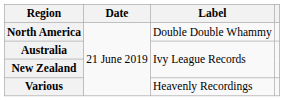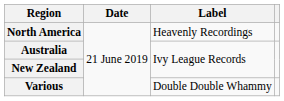(212, 31) Double Double Whammy -> (203, 31) Heavenly Recordings
(203, 86) Heavenly Recordings -> (212, 86) Double Double Whammy
